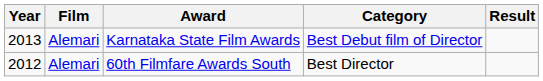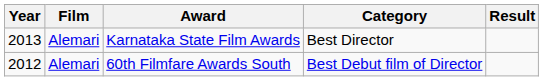(395, 40) Best Debut film of Director -> (350, 40) Best Director
(350, 64) Best Director -> (395, 64) Best Debut film of Director
